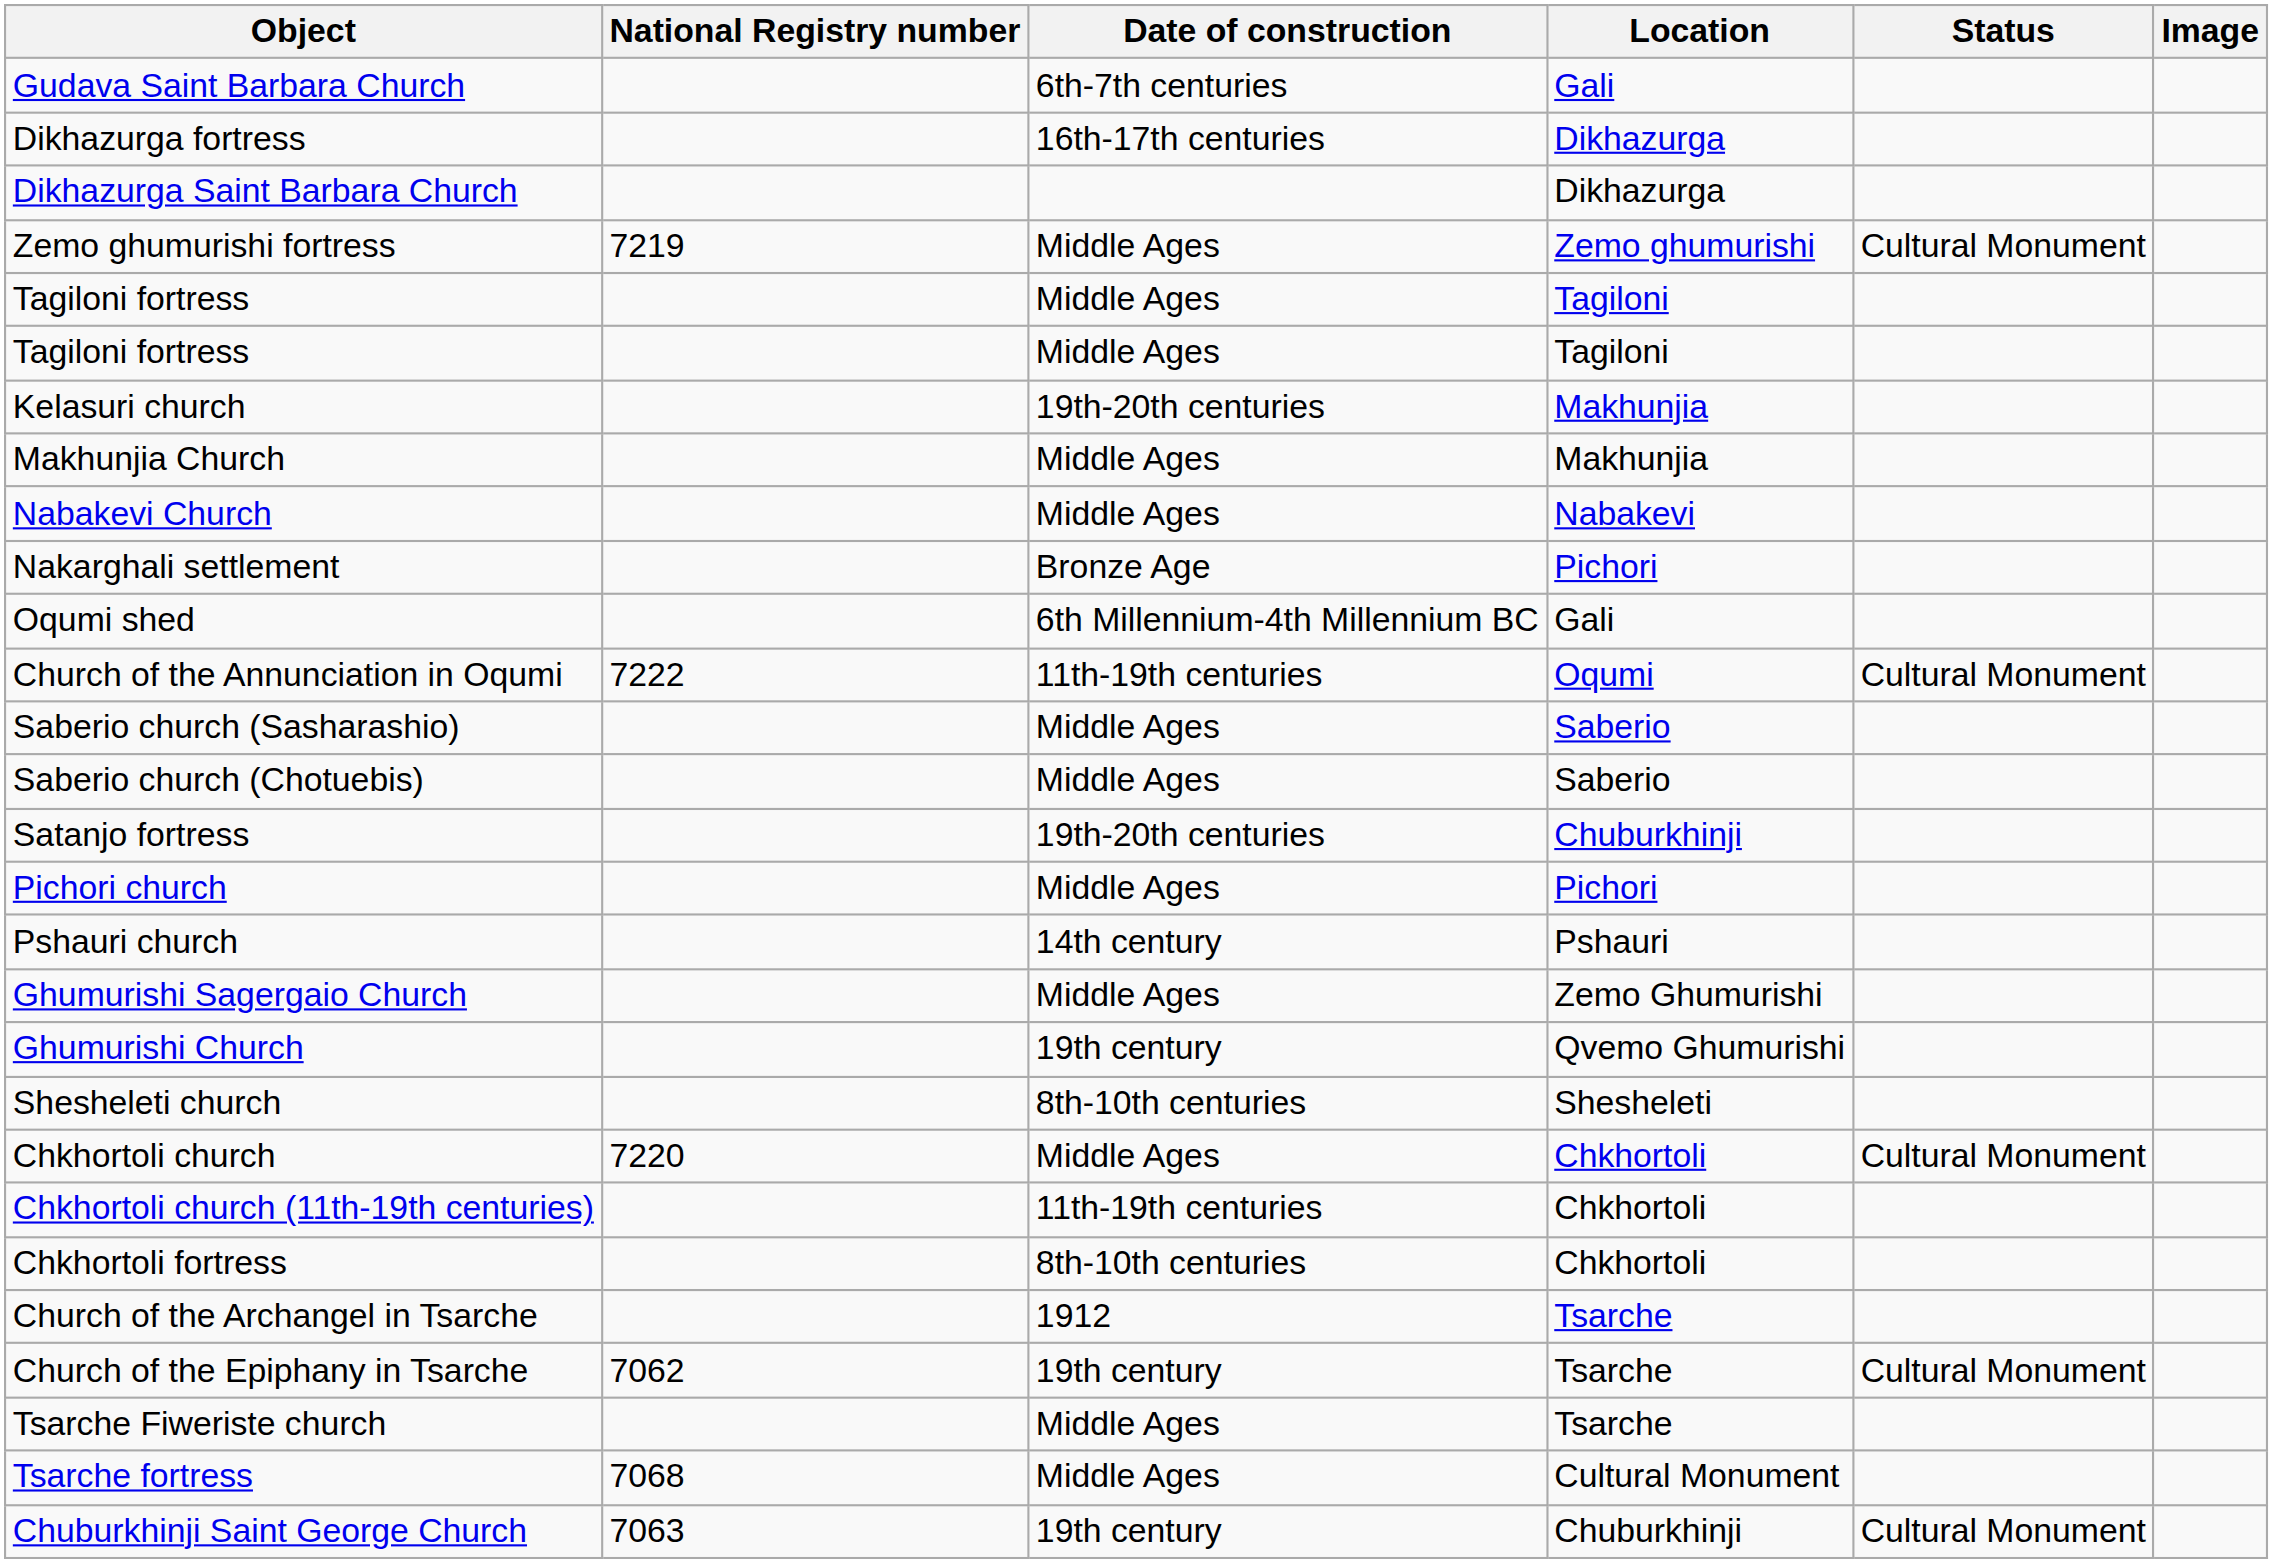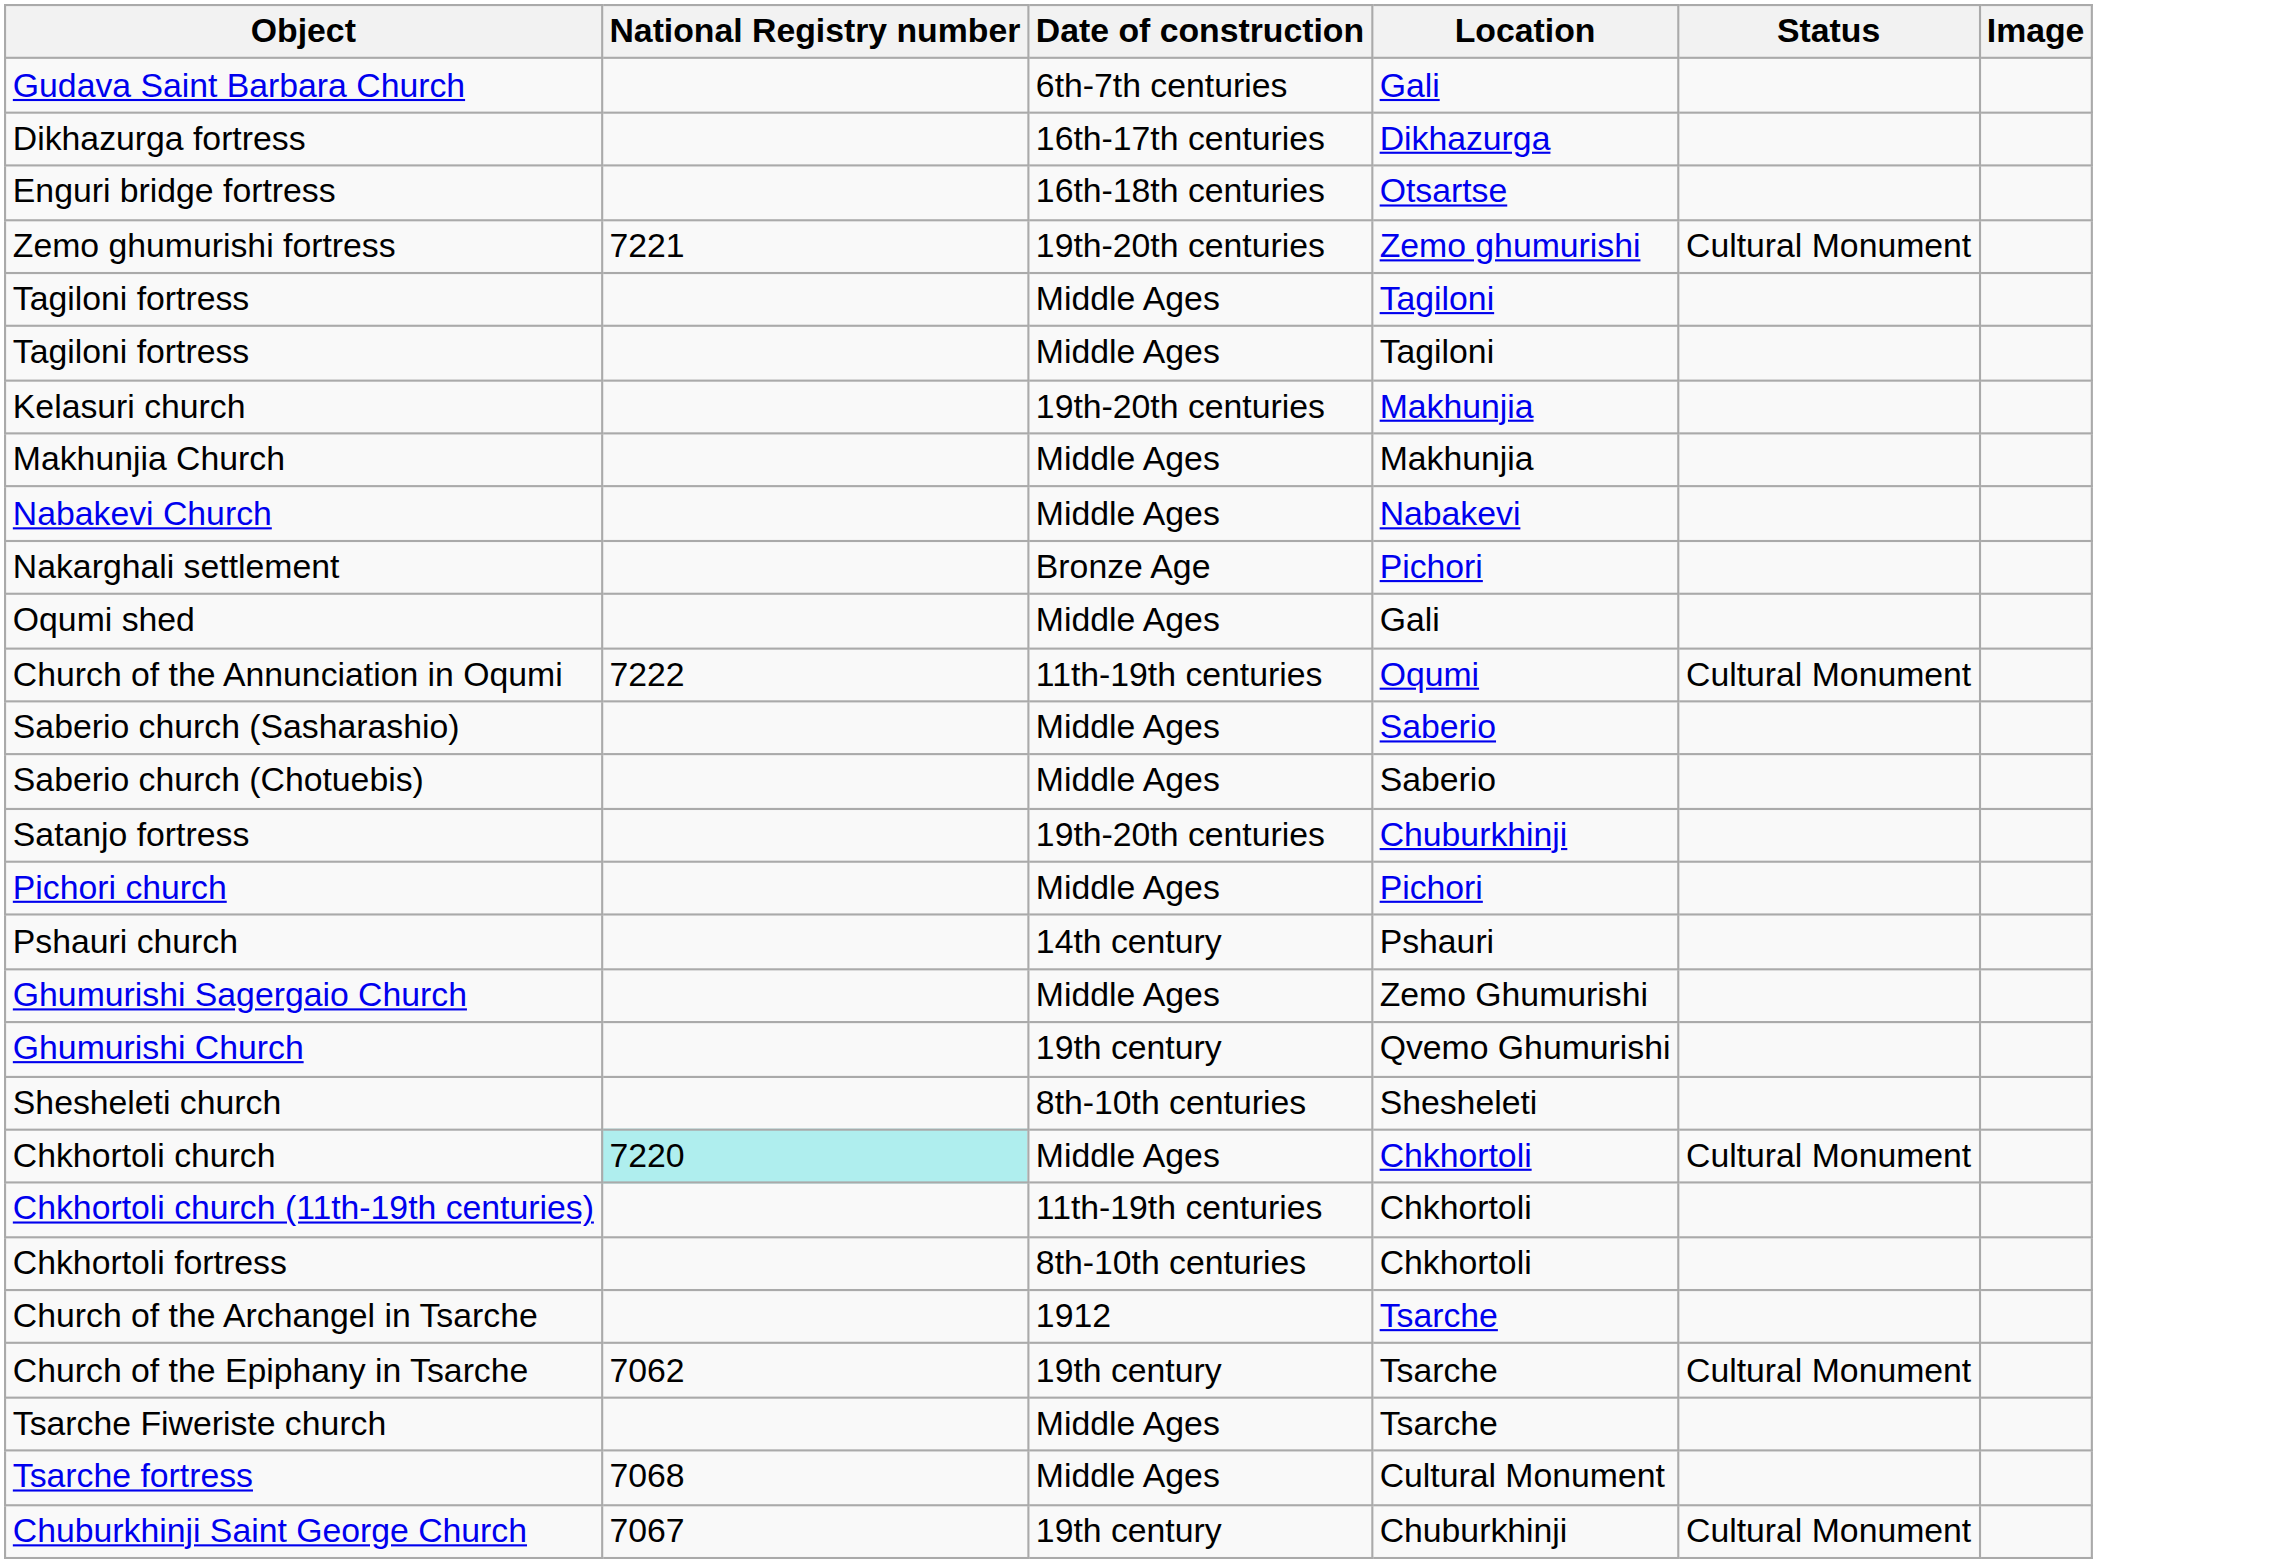- row: (265, 191)
+ row: (174, 191)
(647, 245) 7219 -> (647, 245) 7221
(1128, 245) Middle Ages -> (1180, 245) 19th-20th centuries
(1287, 620) 6th Millennium-4th Millennium BC -> (1128, 620) Middle Ages
(647, 1155) no background -> (647, 1155) paleturquoise background
(647, 1530) 7063 -> (647, 1530) 7067
